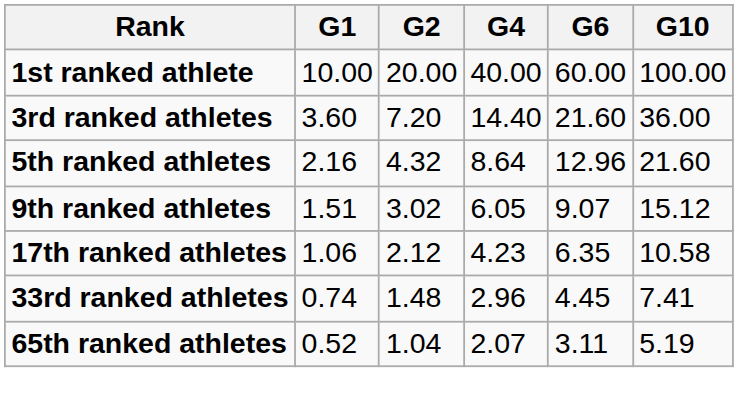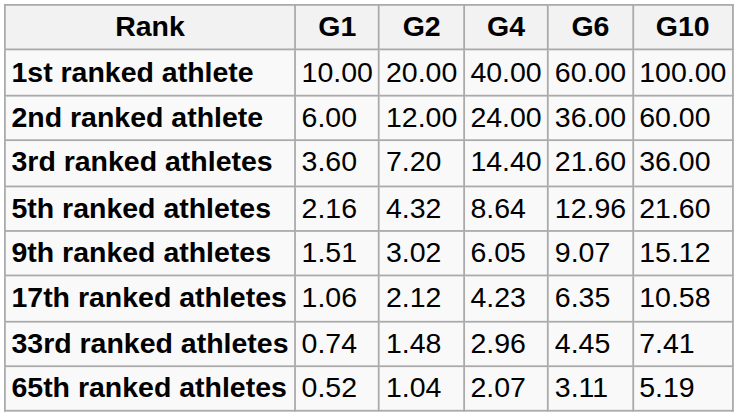+ row: (137, 117)
